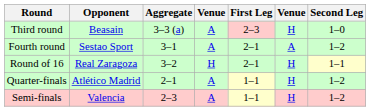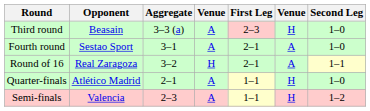(337, 47) 1–2 -> (337, 47) 1–0
(291, 64) H -> (291, 64) A
(337, 81) 1–2 -> (337, 81) 1–0
